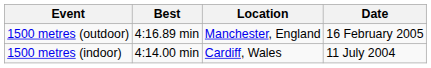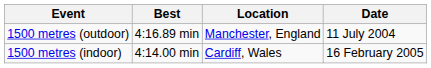(375, 33) 16 February 2005 -> (361, 33) 11 July 2004
(361, 53) 11 July 2004 -> (375, 53) 16 February 2005
